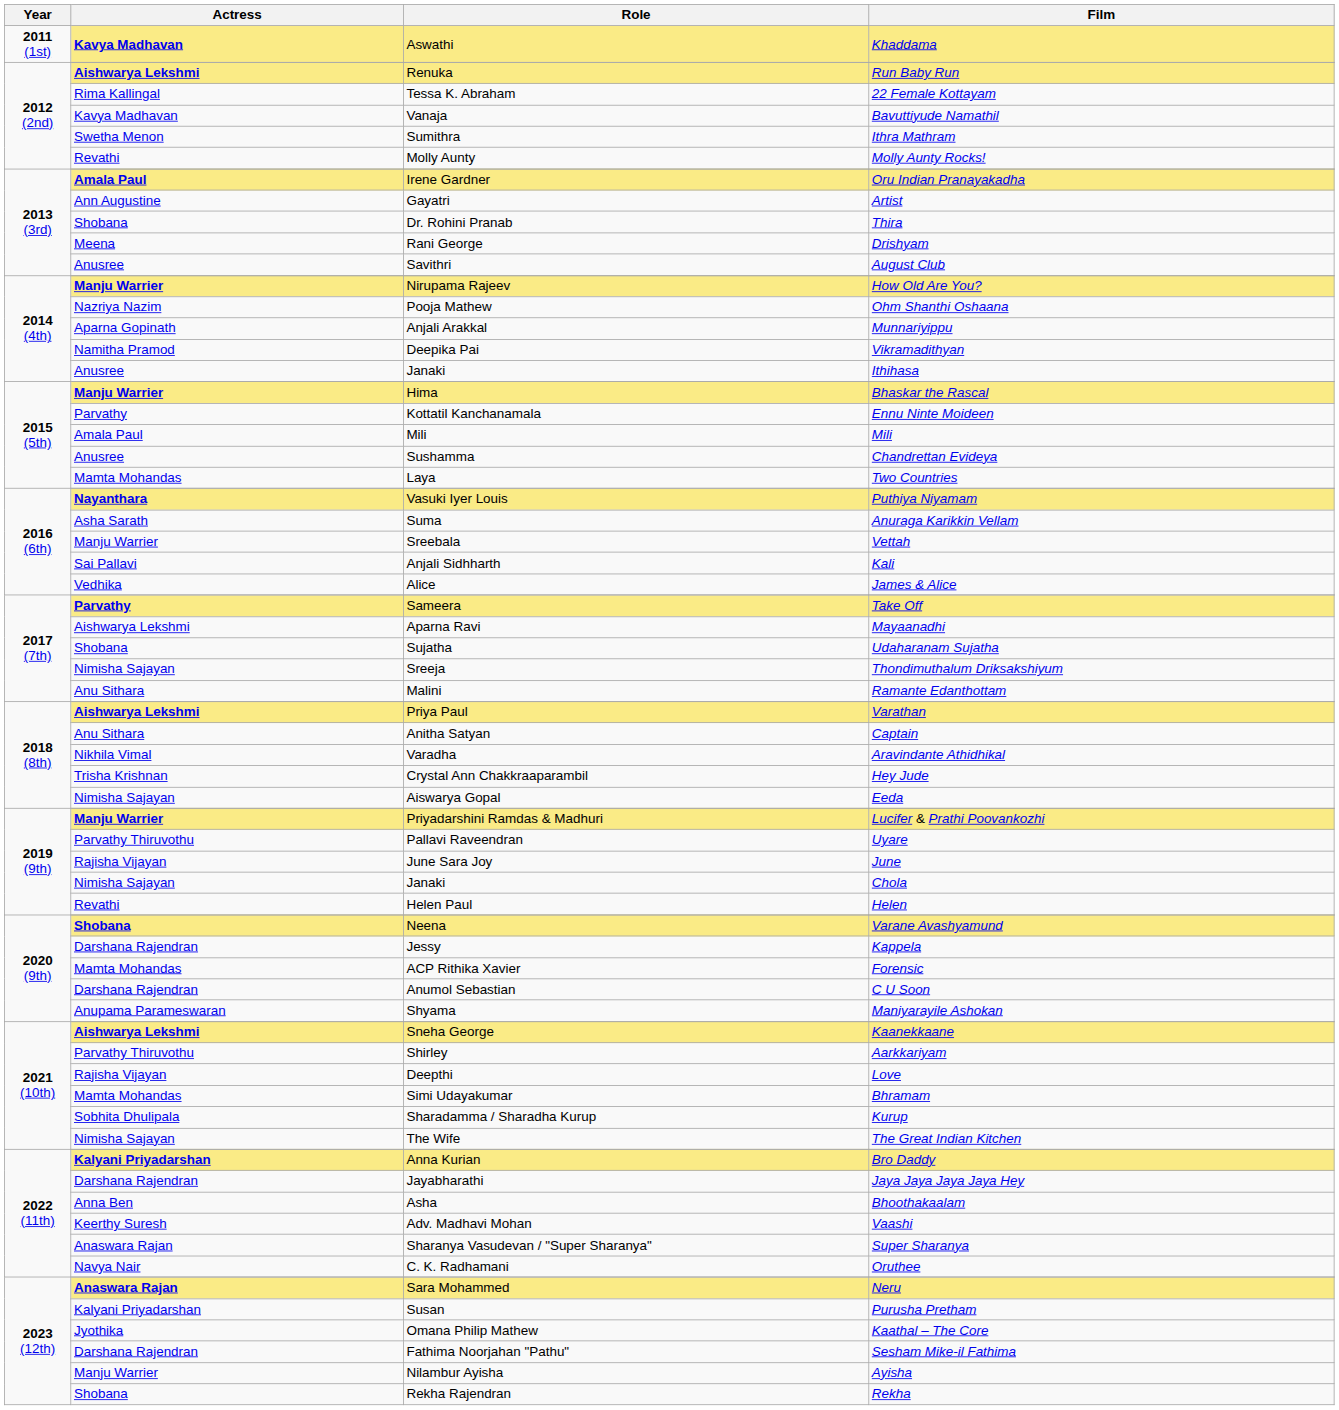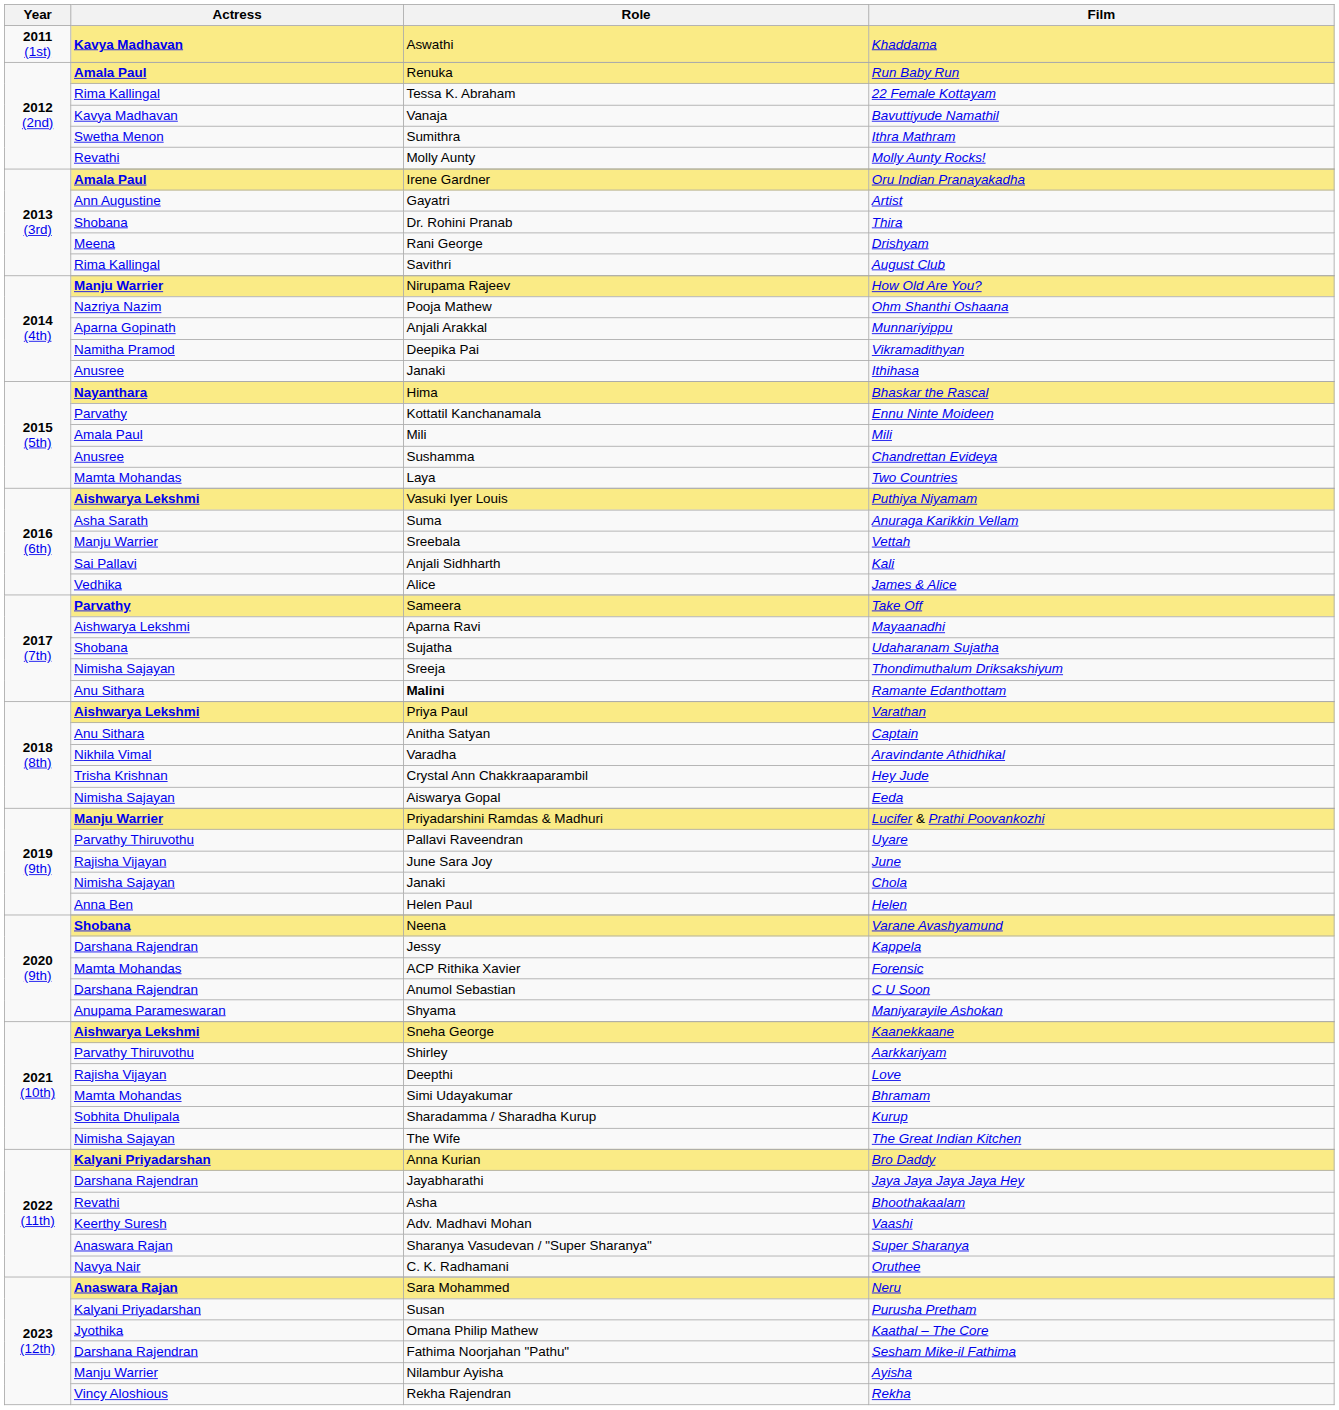(137, 72) Aishwarya Lekshmi -> (110, 72) Amala Paul
(99, 264) Anusree -> (117, 264) Rima Kallingal
(119, 392) Manju Warrier -> (111, 392) Nayanthara
(111, 499) Nayanthara -> (137, 499) Aishwarya Lekshmi
(424, 691) normal -> (425, 691) bold
(97, 904) Revathi -> (104, 904) Anna Ben
(104, 1202) Anna Ben -> (97, 1202) Revathi
(101, 1394) Shobana -> (121, 1394) Vincy Aloshious
